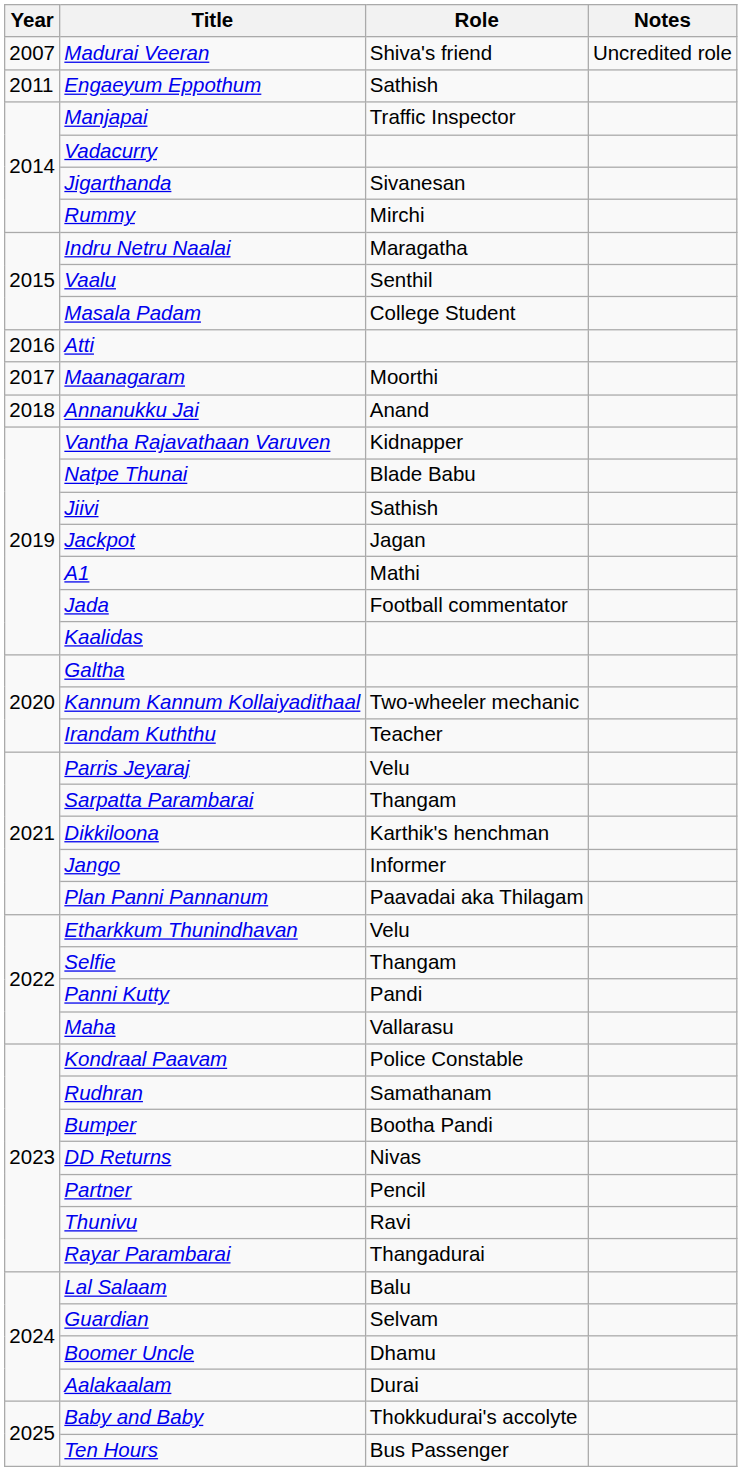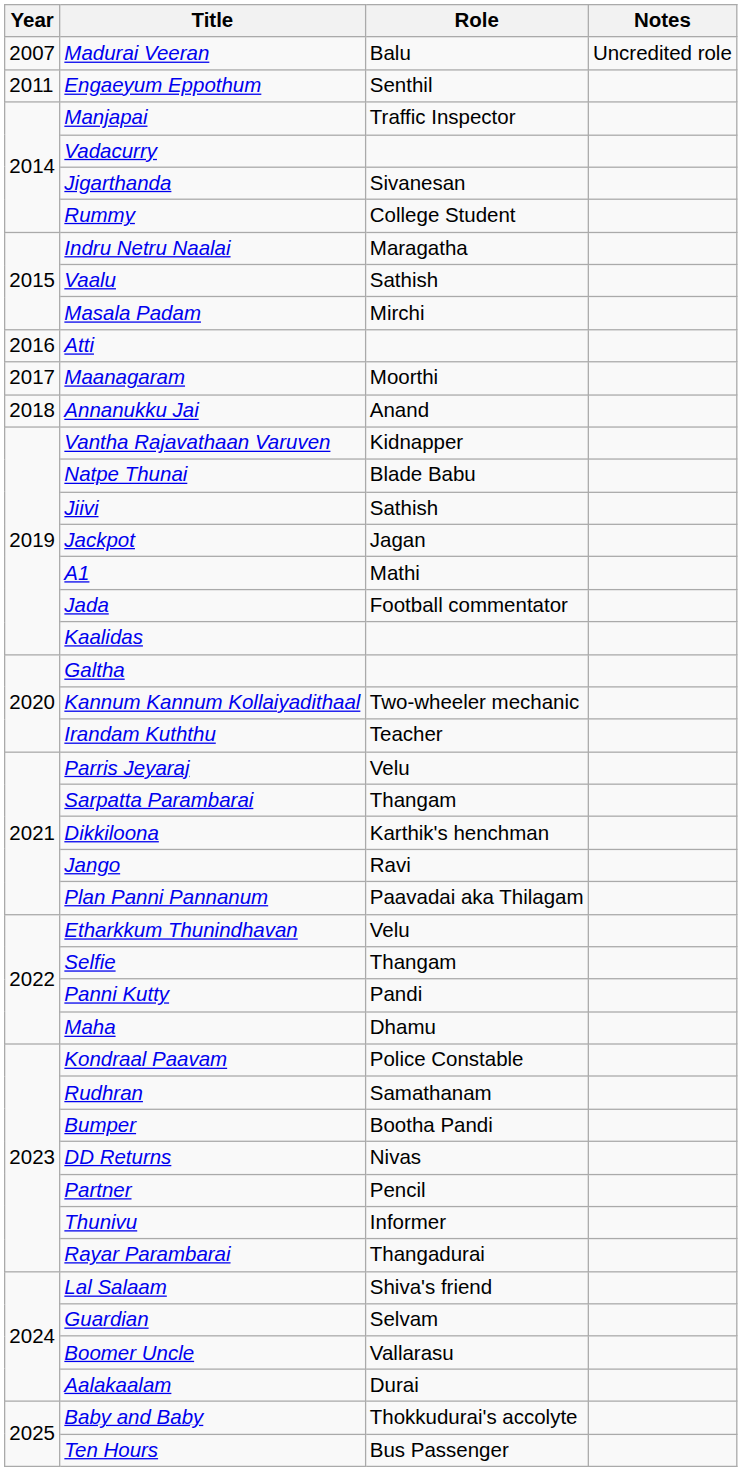(431, 53) Shiva's friend -> (390, 53) Balu
(404, 85) Sathish -> (401, 85) Senthil
(397, 215) Mirchi -> (443, 215) College Student
(401, 280) Senthil -> (404, 280) Sathish
(443, 313) College Student -> (397, 313) Mirchi
(408, 865) Informer -> (390, 865) Ravi
(412, 1027) Vallarasu -> (403, 1027) Dhamu
(390, 1222) Ravi -> (408, 1222) Informer
(390, 1287) Balu -> (431, 1287) Shiva's friend
(403, 1352) Dhamu -> (412, 1352) Vallarasu
